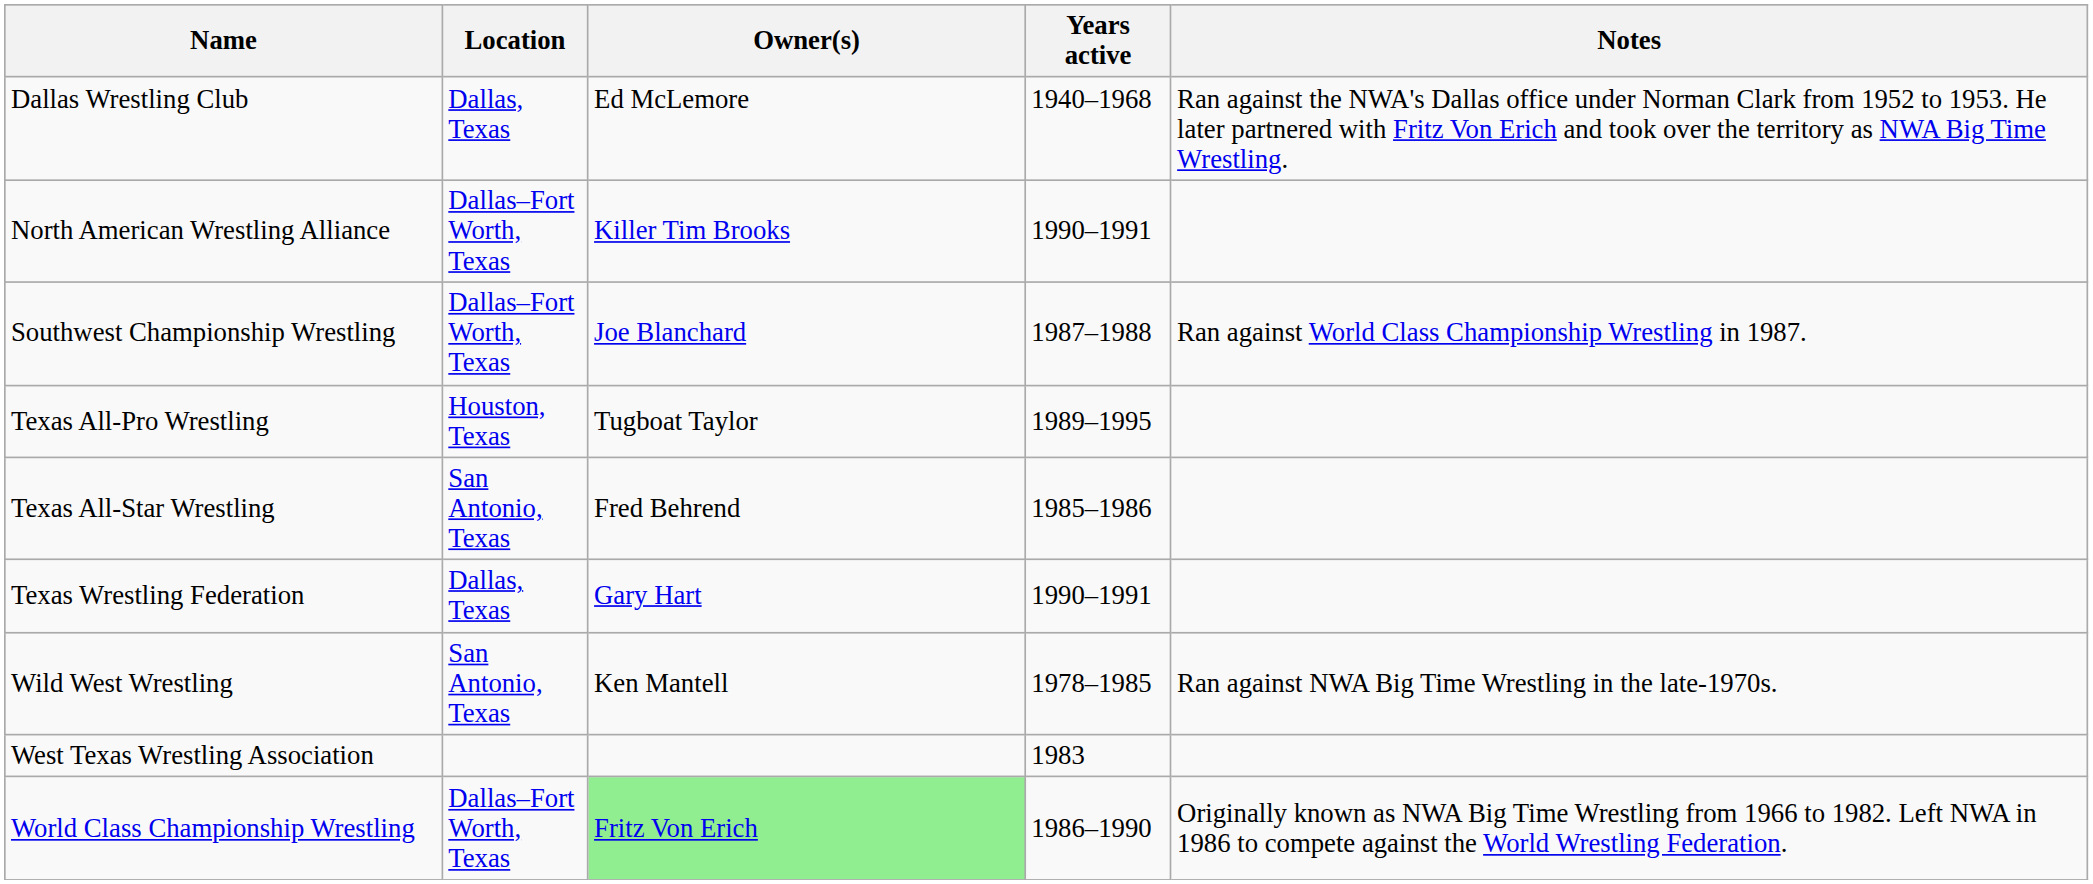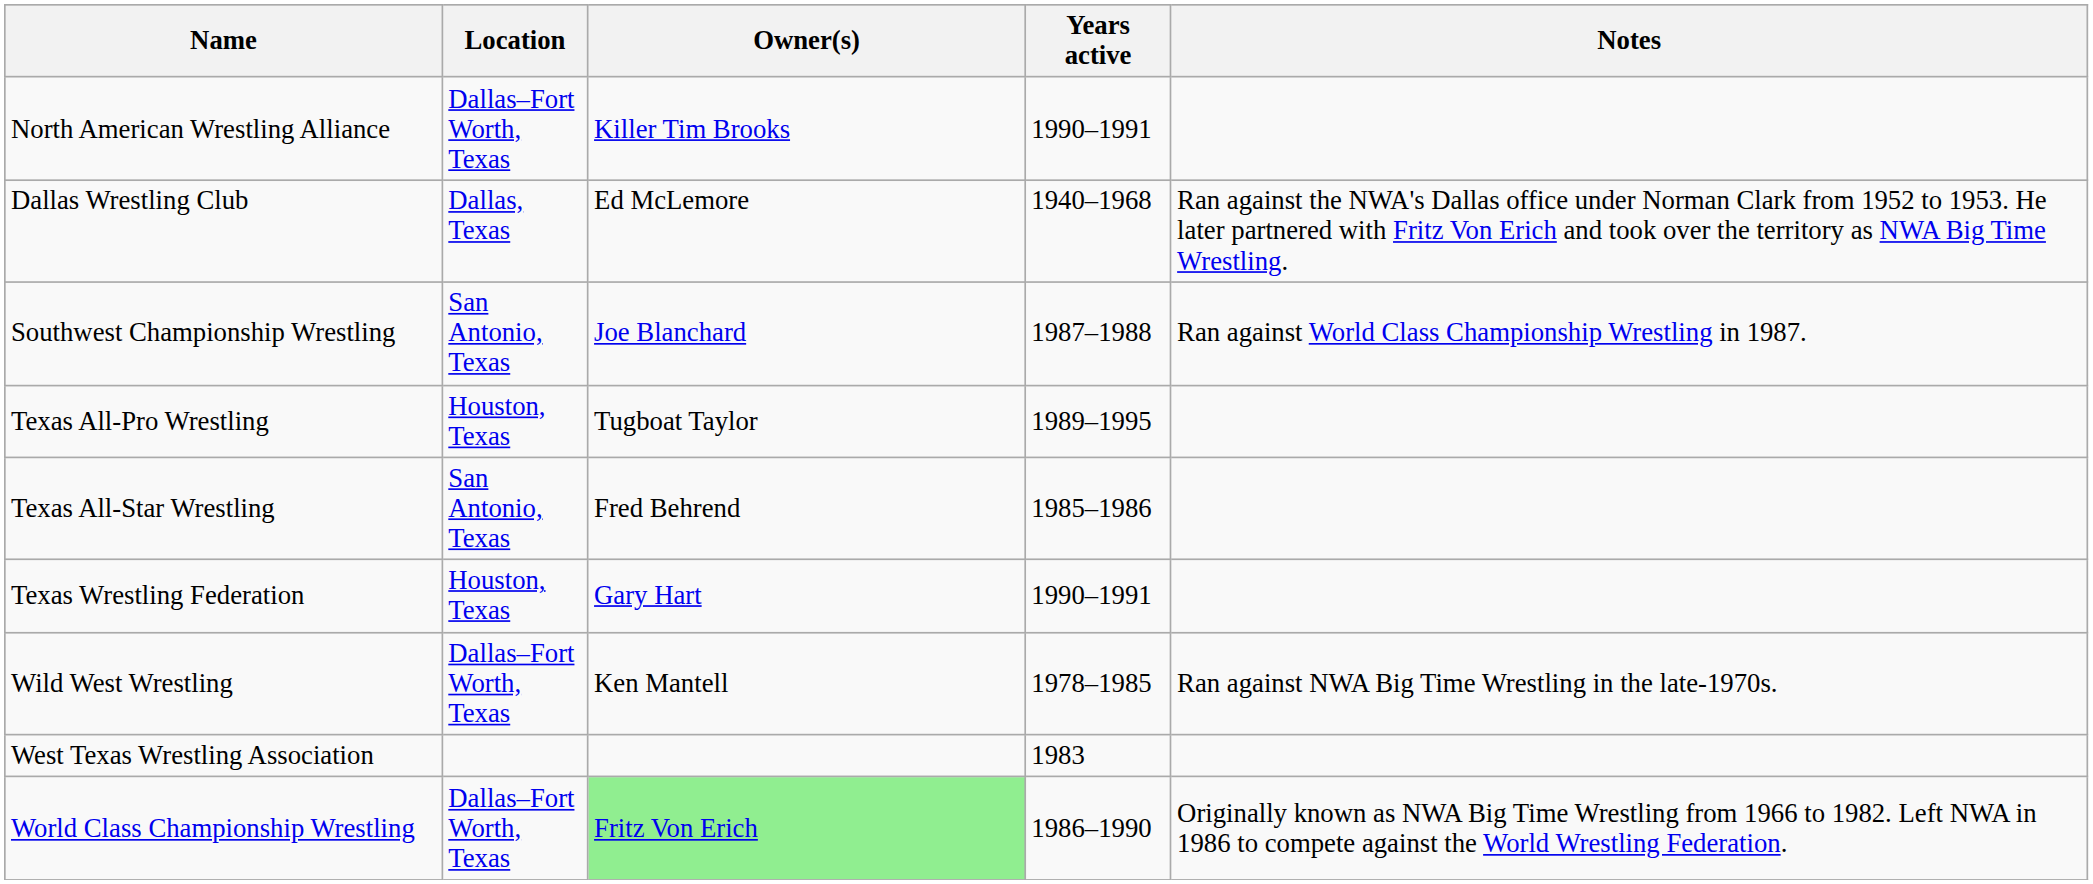rows swapped: (130, 98) <-> (201, 230)
(511, 333) Dallas–Fort Worth, Texas -> (495, 333) San Antonio, Texas
(486, 595) Dallas, Texas -> (497, 595) Houston, Texas
(495, 683) San Antonio, Texas -> (511, 683) Dallas–Fort Worth, Texas
